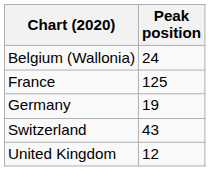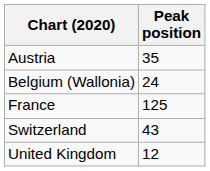+ row: (32, 57)
- row: (39, 105)
